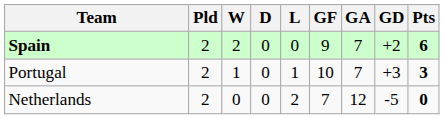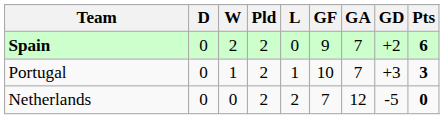columns swapped: (205, 18) <-> (266, 18)
